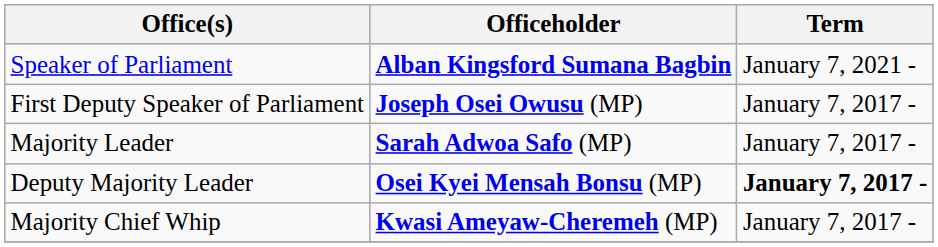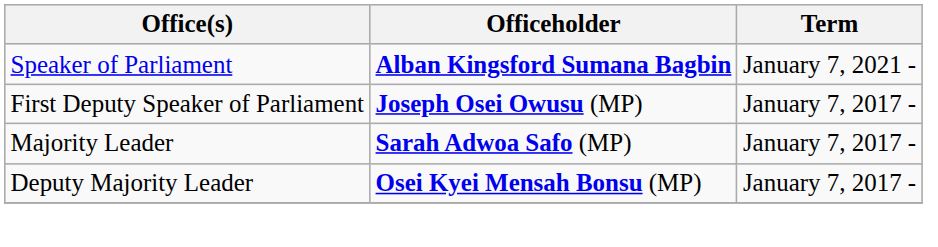(835, 182) bold -> (830, 182) normal
- row: (116, 222)
